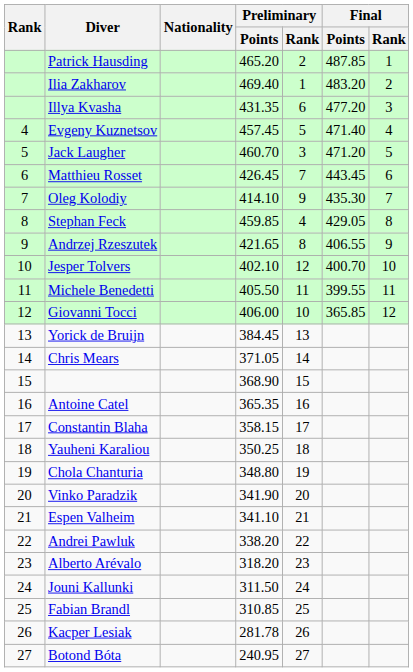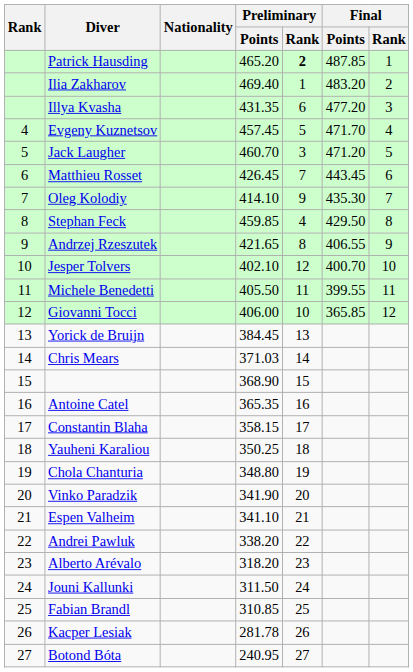(302, 61) normal -> (302, 61) bold
(346, 130) 471.40 -> (346, 130) 471.70
(346, 221) 429.05 -> (346, 221) 429.50
(259, 358) 371.05 -> (259, 358) 371.03
